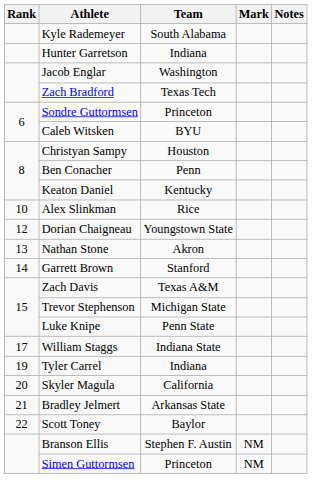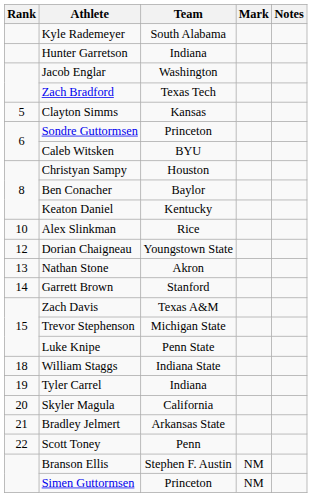+ row: (80, 111)
(188, 170) Penn -> (188, 190) Baylor
(22, 346) 17 -> (22, 365) 18
(188, 424) Baylor -> (188, 444) Penn
